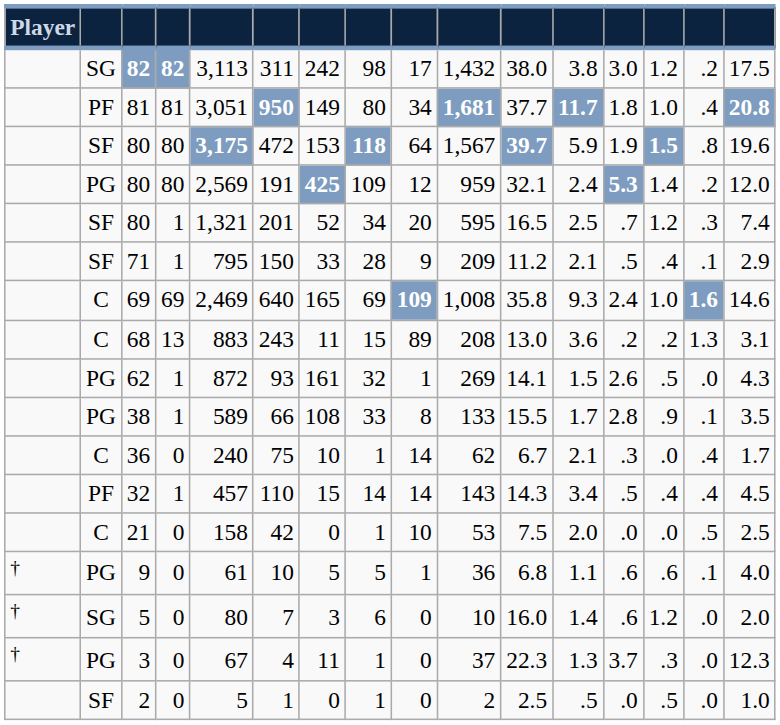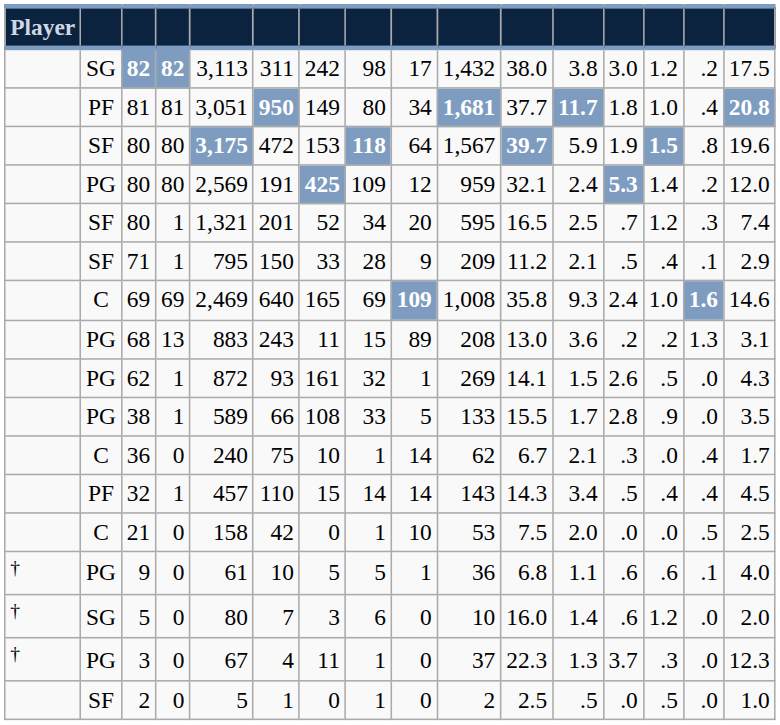(101, 338) C -> (101, 338) PG
(426, 416) 8 -> (426, 416) 5
(709, 416) .1 -> (709, 416) .0
